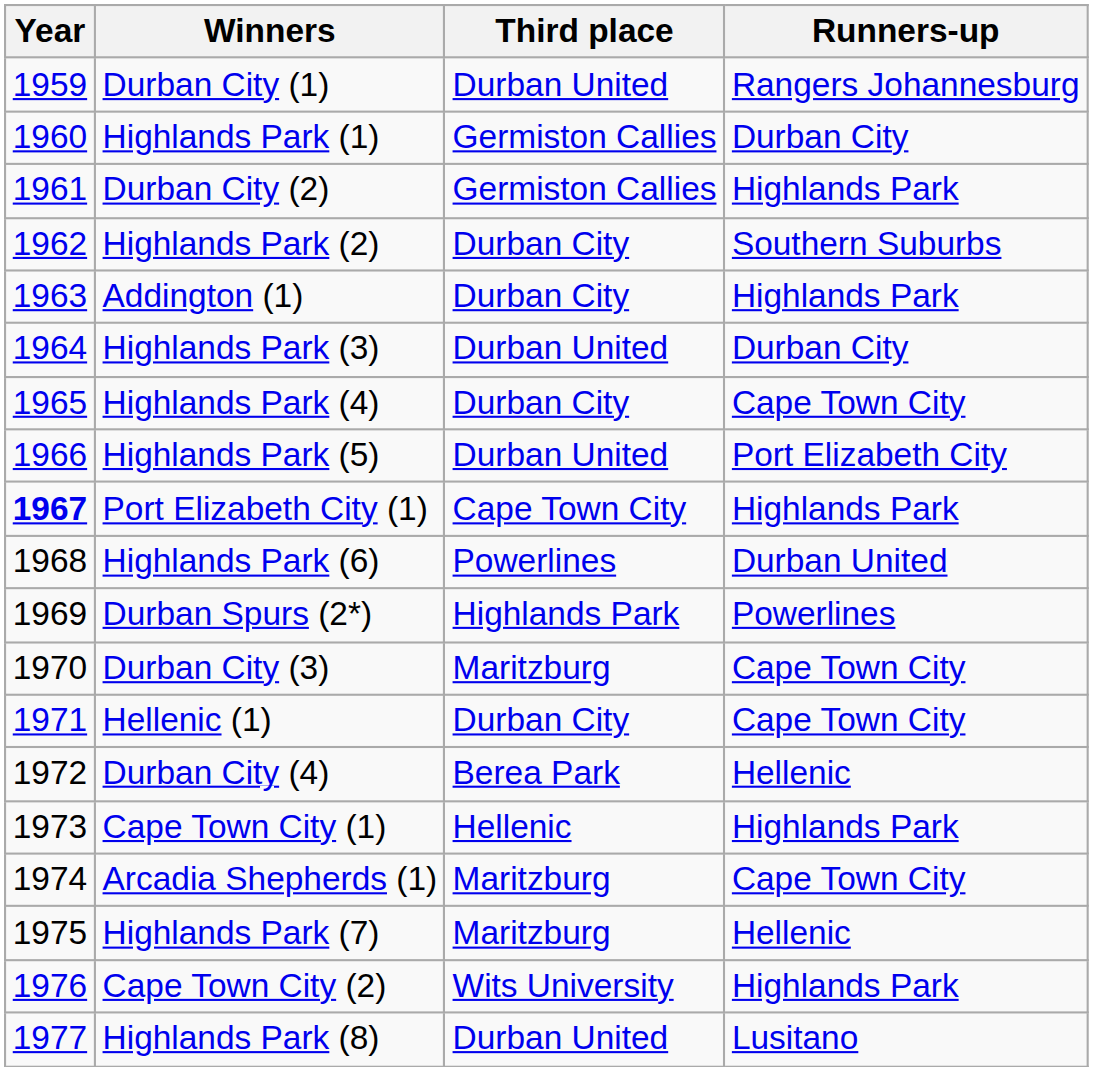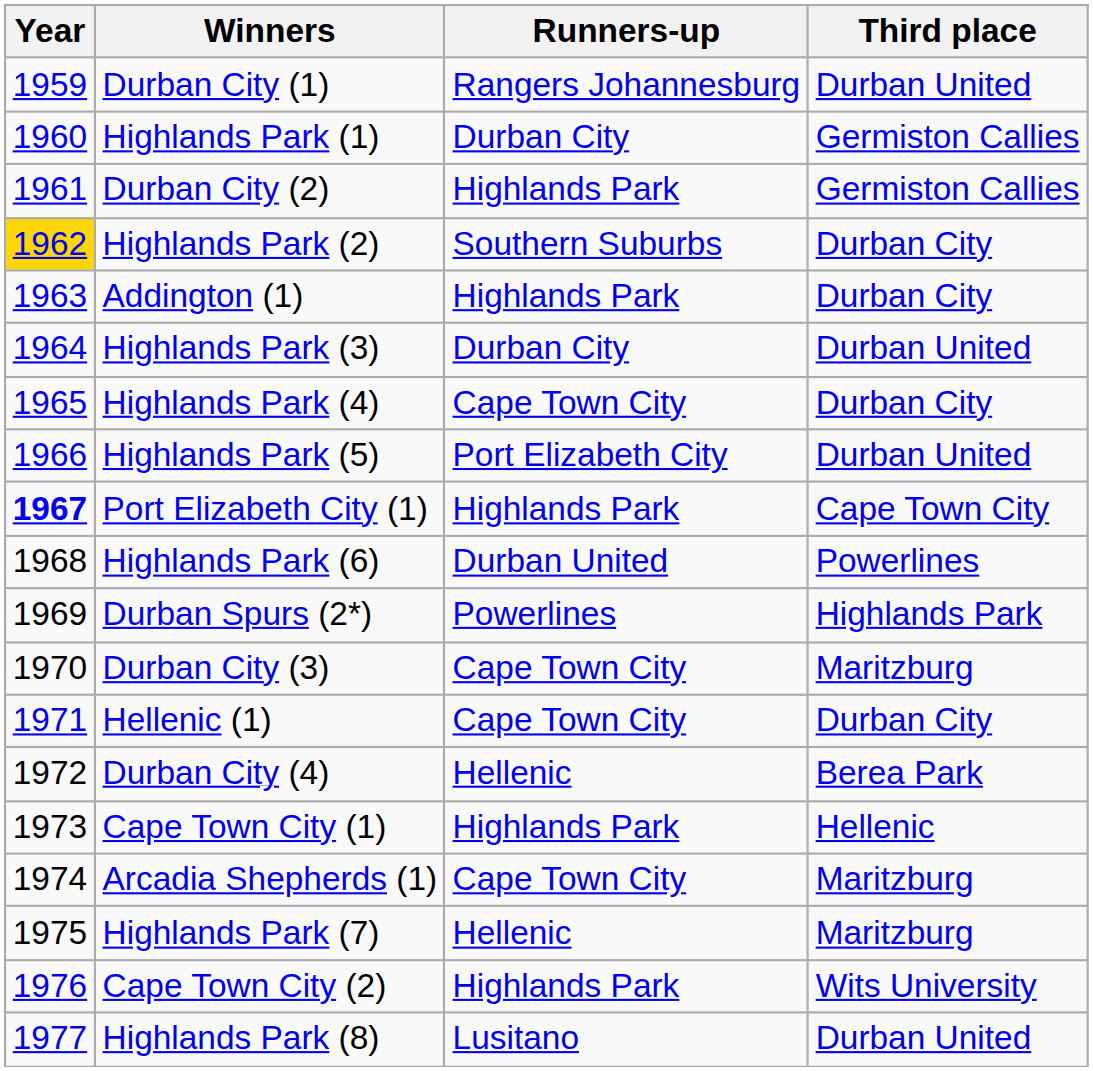columns swapped: (906, 31) <-> (585, 31)
(50, 243) no background -> (50, 243) gold background
